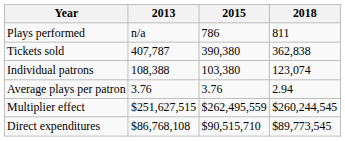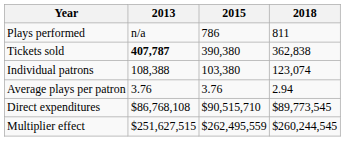(150, 51) normal -> (150, 51) bold
rows swapped: (54, 126) <-> (46, 107)
